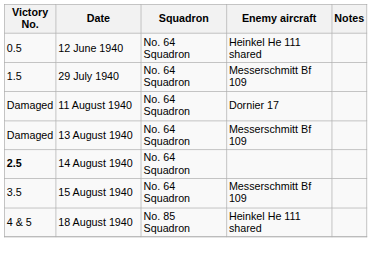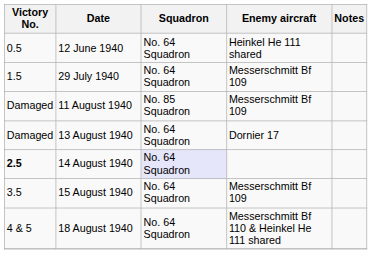(167, 106) No. 64 Squadron -> (167, 106) No. 85 Squadron
(254, 106) Dornier 17 -> (270, 106) Messerschmitt Bf 109
(270, 135) Messerschmitt Bf 109 -> (254, 135) Dornier 17
(167, 164) no background -> (167, 164) lavender background
(167, 222) No. 85 Squadron -> (167, 228) No. 64 Squadron
(265, 222) Heinkel He 111 shared -> (270, 228) Messerschmitt Bf 110 & Heinkel He 111 shared
